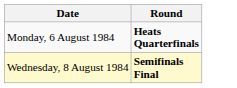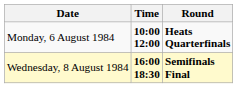+ column: (147, 13)
